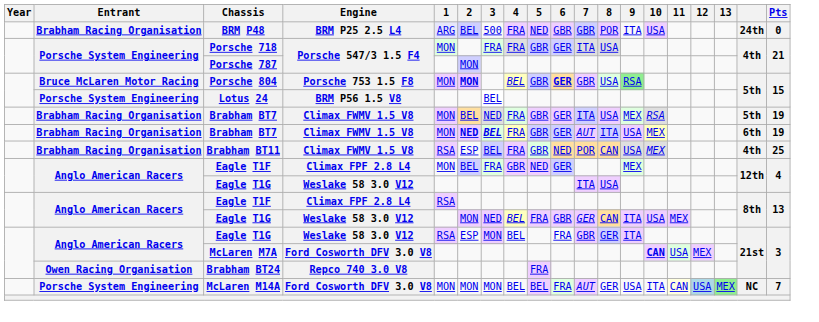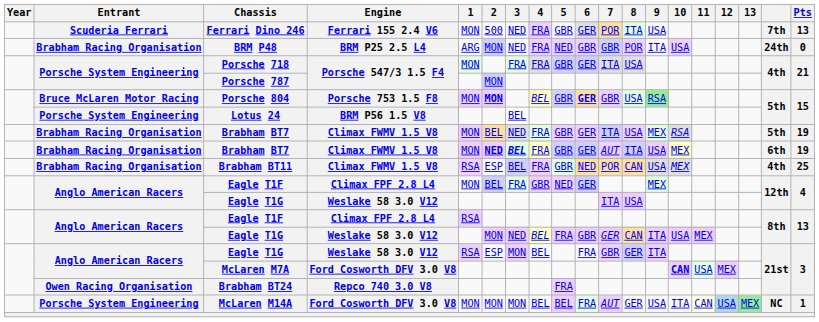+ row: (256, 30)
(446, 30) lavender background -> (470, 47) no background
(469, 30) BEL -> (494, 47) MON
(493, 30) 500 -> (517, 47) NED
(778, 286) 7 -> (803, 303) 1
